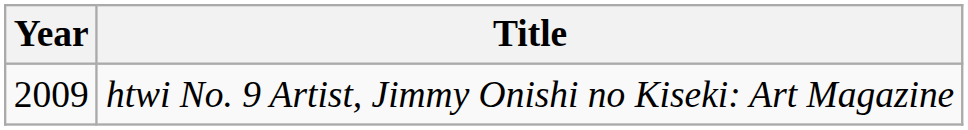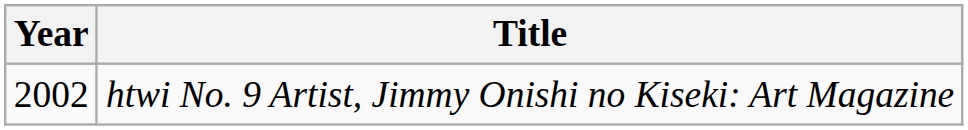(51, 93) 2009 -> (51, 93) 2002
